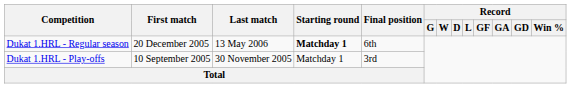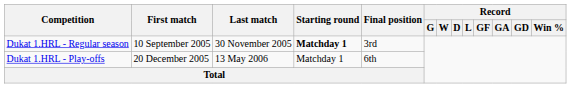(171, 43) 20 December 2005 -> (172, 43) 10 September 2005
(242, 43) 13 May 2006 -> (253, 43) 30 November 2005
(370, 43) 6th -> (370, 43) 3rd
(172, 59) 10 September 2005 -> (171, 59) 20 December 2005
(253, 59) 30 November 2005 -> (242, 59) 13 May 2006
(370, 59) 3rd -> (370, 59) 6th
